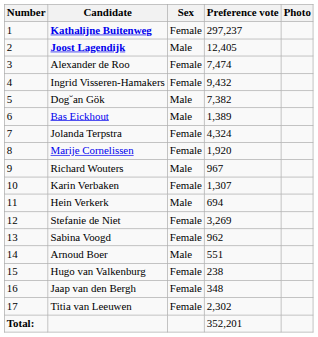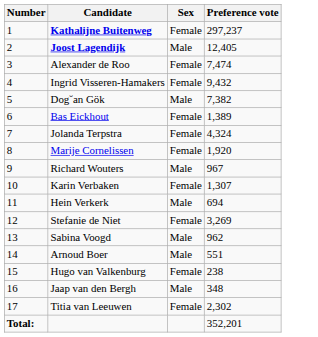- column: (297, 13)
(181, 116) Male -> (186, 116) Female
(186, 237) Female -> (181, 237) Male
(186, 289) Female -> (181, 289) Male
